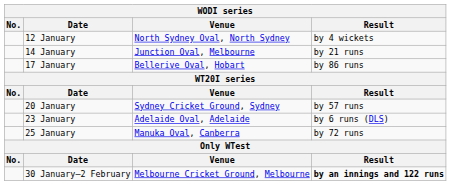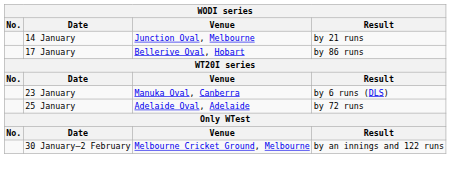- row: (50, 38)
- row: (50, 106)
(192, 120) Adelaide Oval, Adelaide -> (187, 92) Manuka Oval, Canberra
(187, 133) Manuka Oval, Canberra -> (192, 106) Adelaide Oval, Adelaide
(379, 174) bold -> (379, 147) normal
